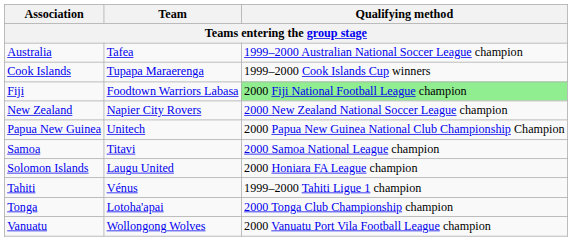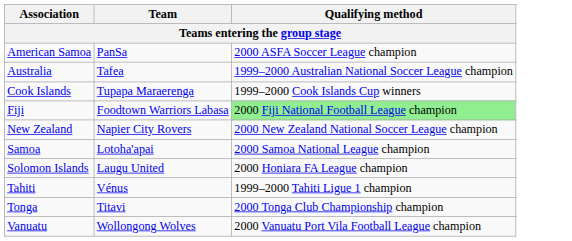+ row: (49, 52)
- row: (54, 129)
(121, 149) Titavi -> (125, 149) Lotoha'apai
(135, 206) Lotoha'apai -> (111, 206) Titavi
